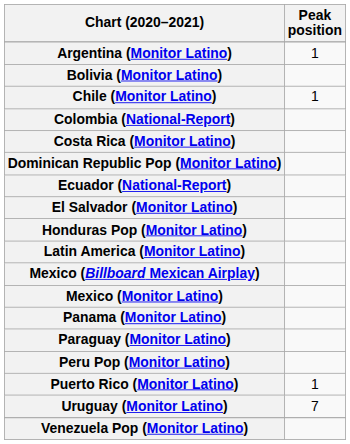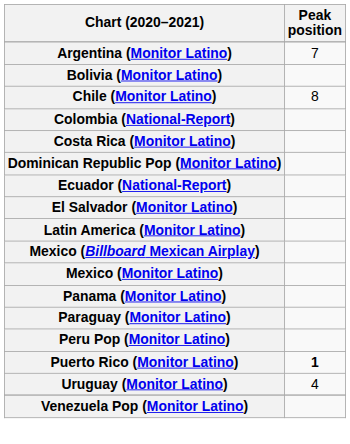(315, 53) 1 -> (315, 53) 7
(315, 97) 1 -> (315, 97) 8
- row: (145, 229)
(315, 384) normal -> (315, 362) bold
(315, 406) 7 -> (315, 384) 4
